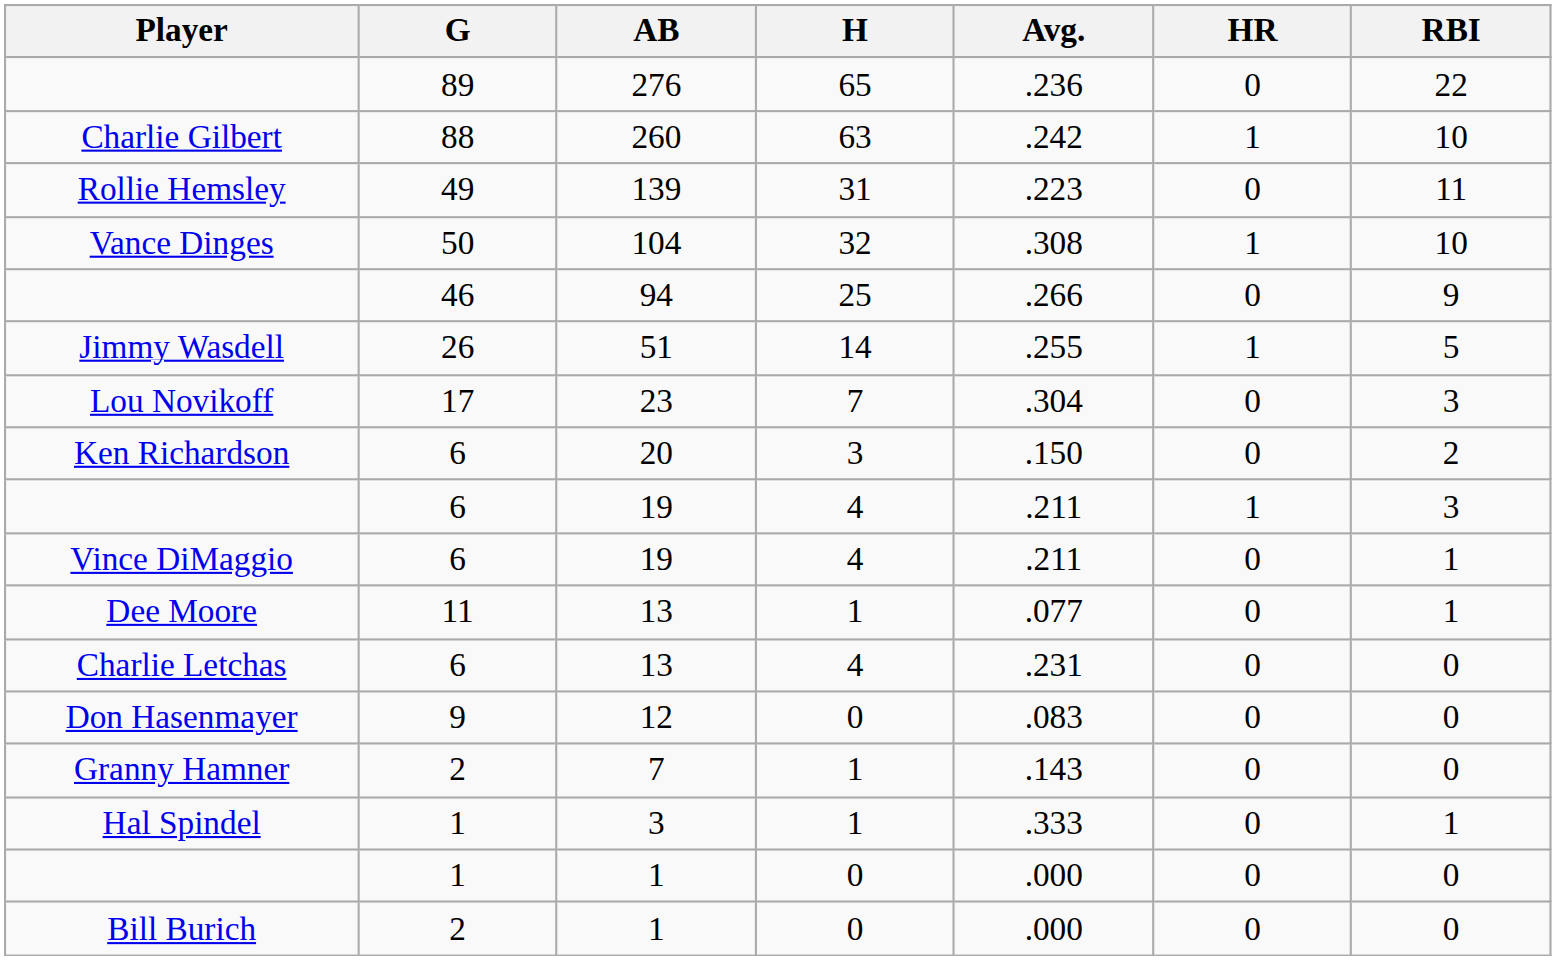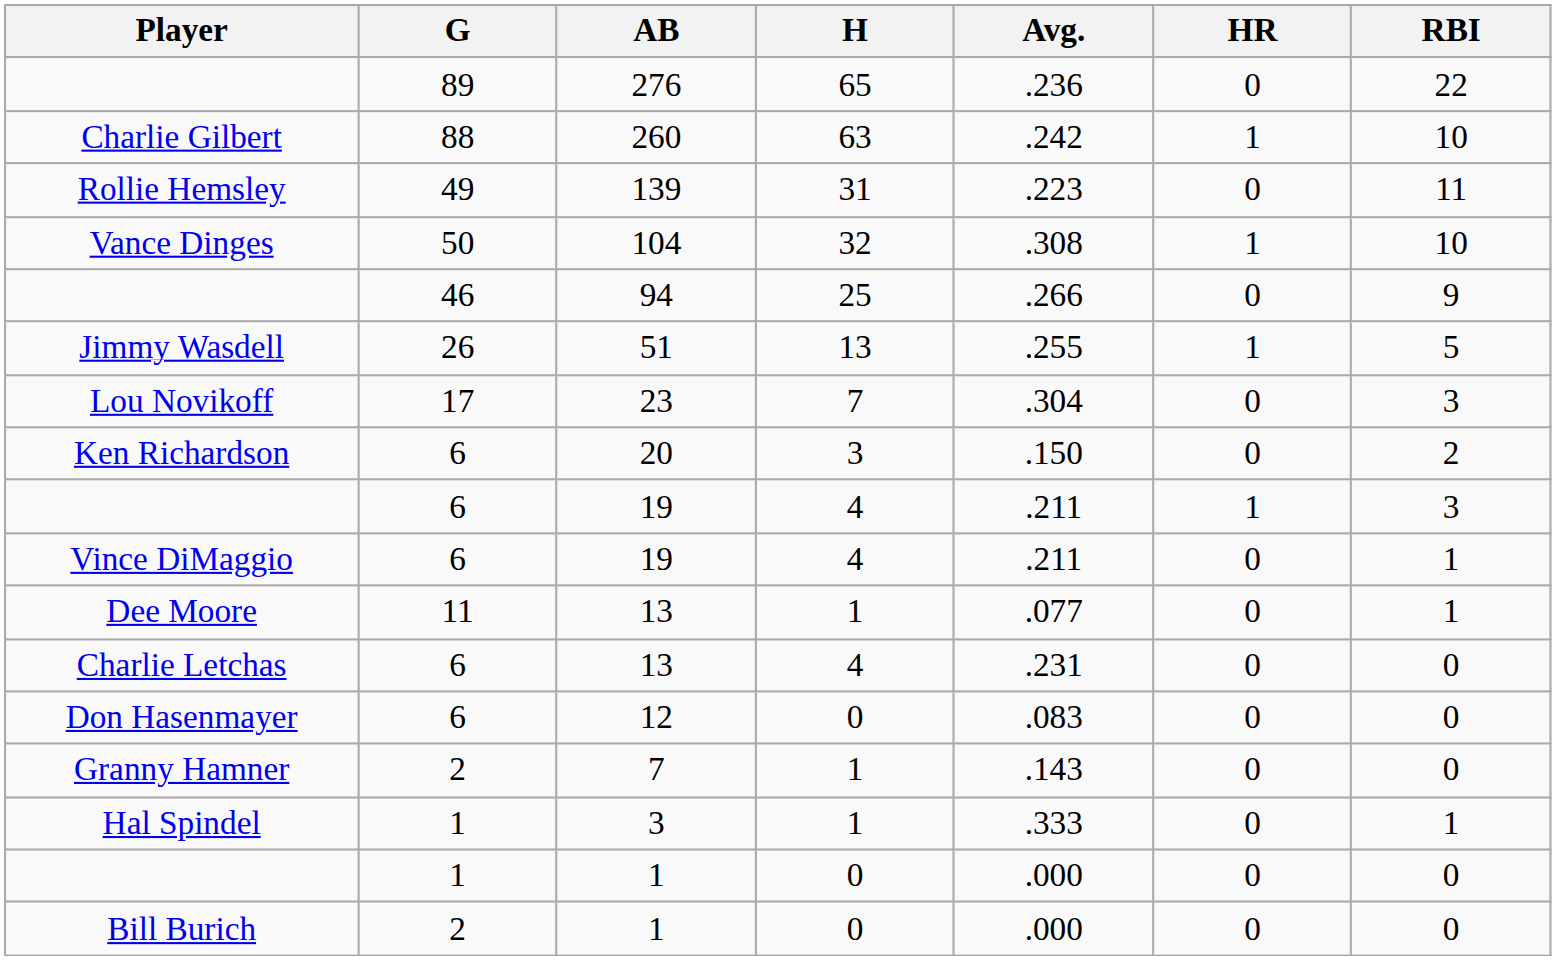(855, 347) 14 -> (855, 347) 13
(458, 717) 9 -> (458, 717) 6
